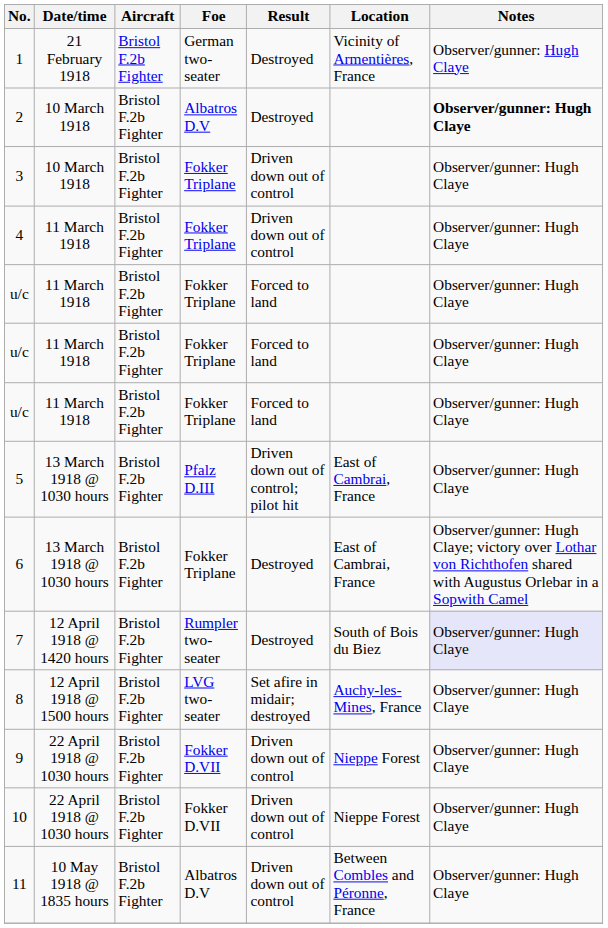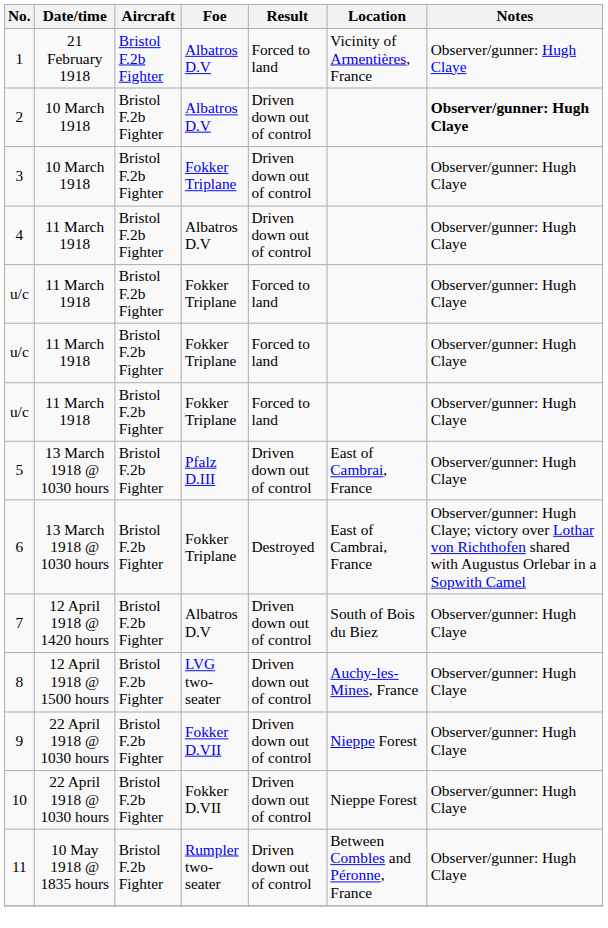(209, 58) German two-seater -> (211, 58) Albatros D.V
(282, 58) Destroyed -> (281, 58) Forced to land
(282, 117) Destroyed -> (281, 117) Driven down out of control
(210, 235) Fokker Triplane -> (211, 235) Albatros D.V
(288, 479) Driven down out of control; pilot hit -> (281, 470) Driven down out of control
(211, 640) Rumpler two-seater -> (211, 623) Albatros D.V
(282, 640) Destroyed -> (281, 623) Driven down out of control
(506, 640) lavender background -> (503, 623) no background
(284, 699) Set afire in midair; destroyed -> (281, 682) Driven down out of control
(211, 884) Albatros D.V -> (212, 867) Rumpler two-seater
